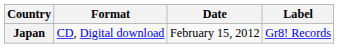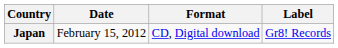columns swapped: (215, 14) <-> (111, 14)
